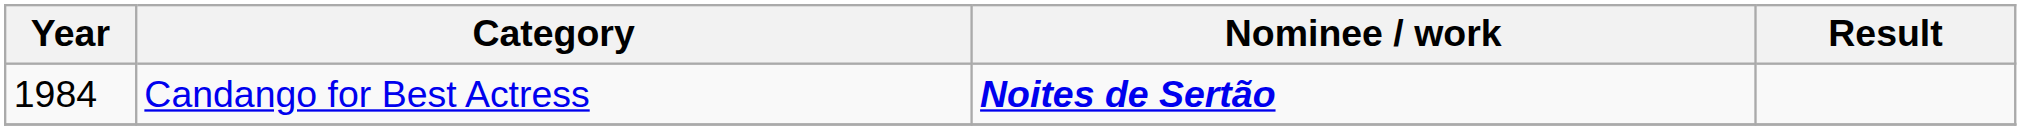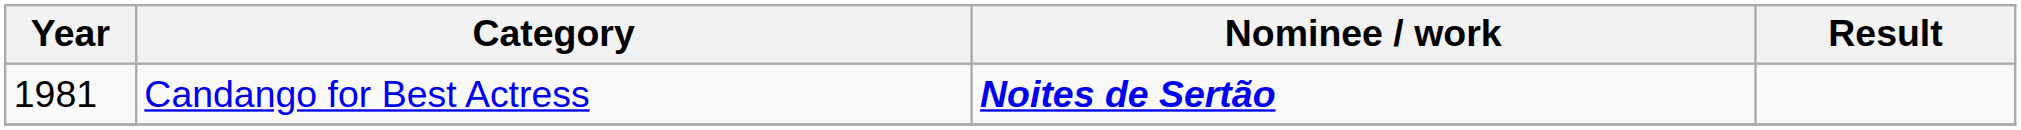(55, 93) 1984 -> (55, 93) 1981
